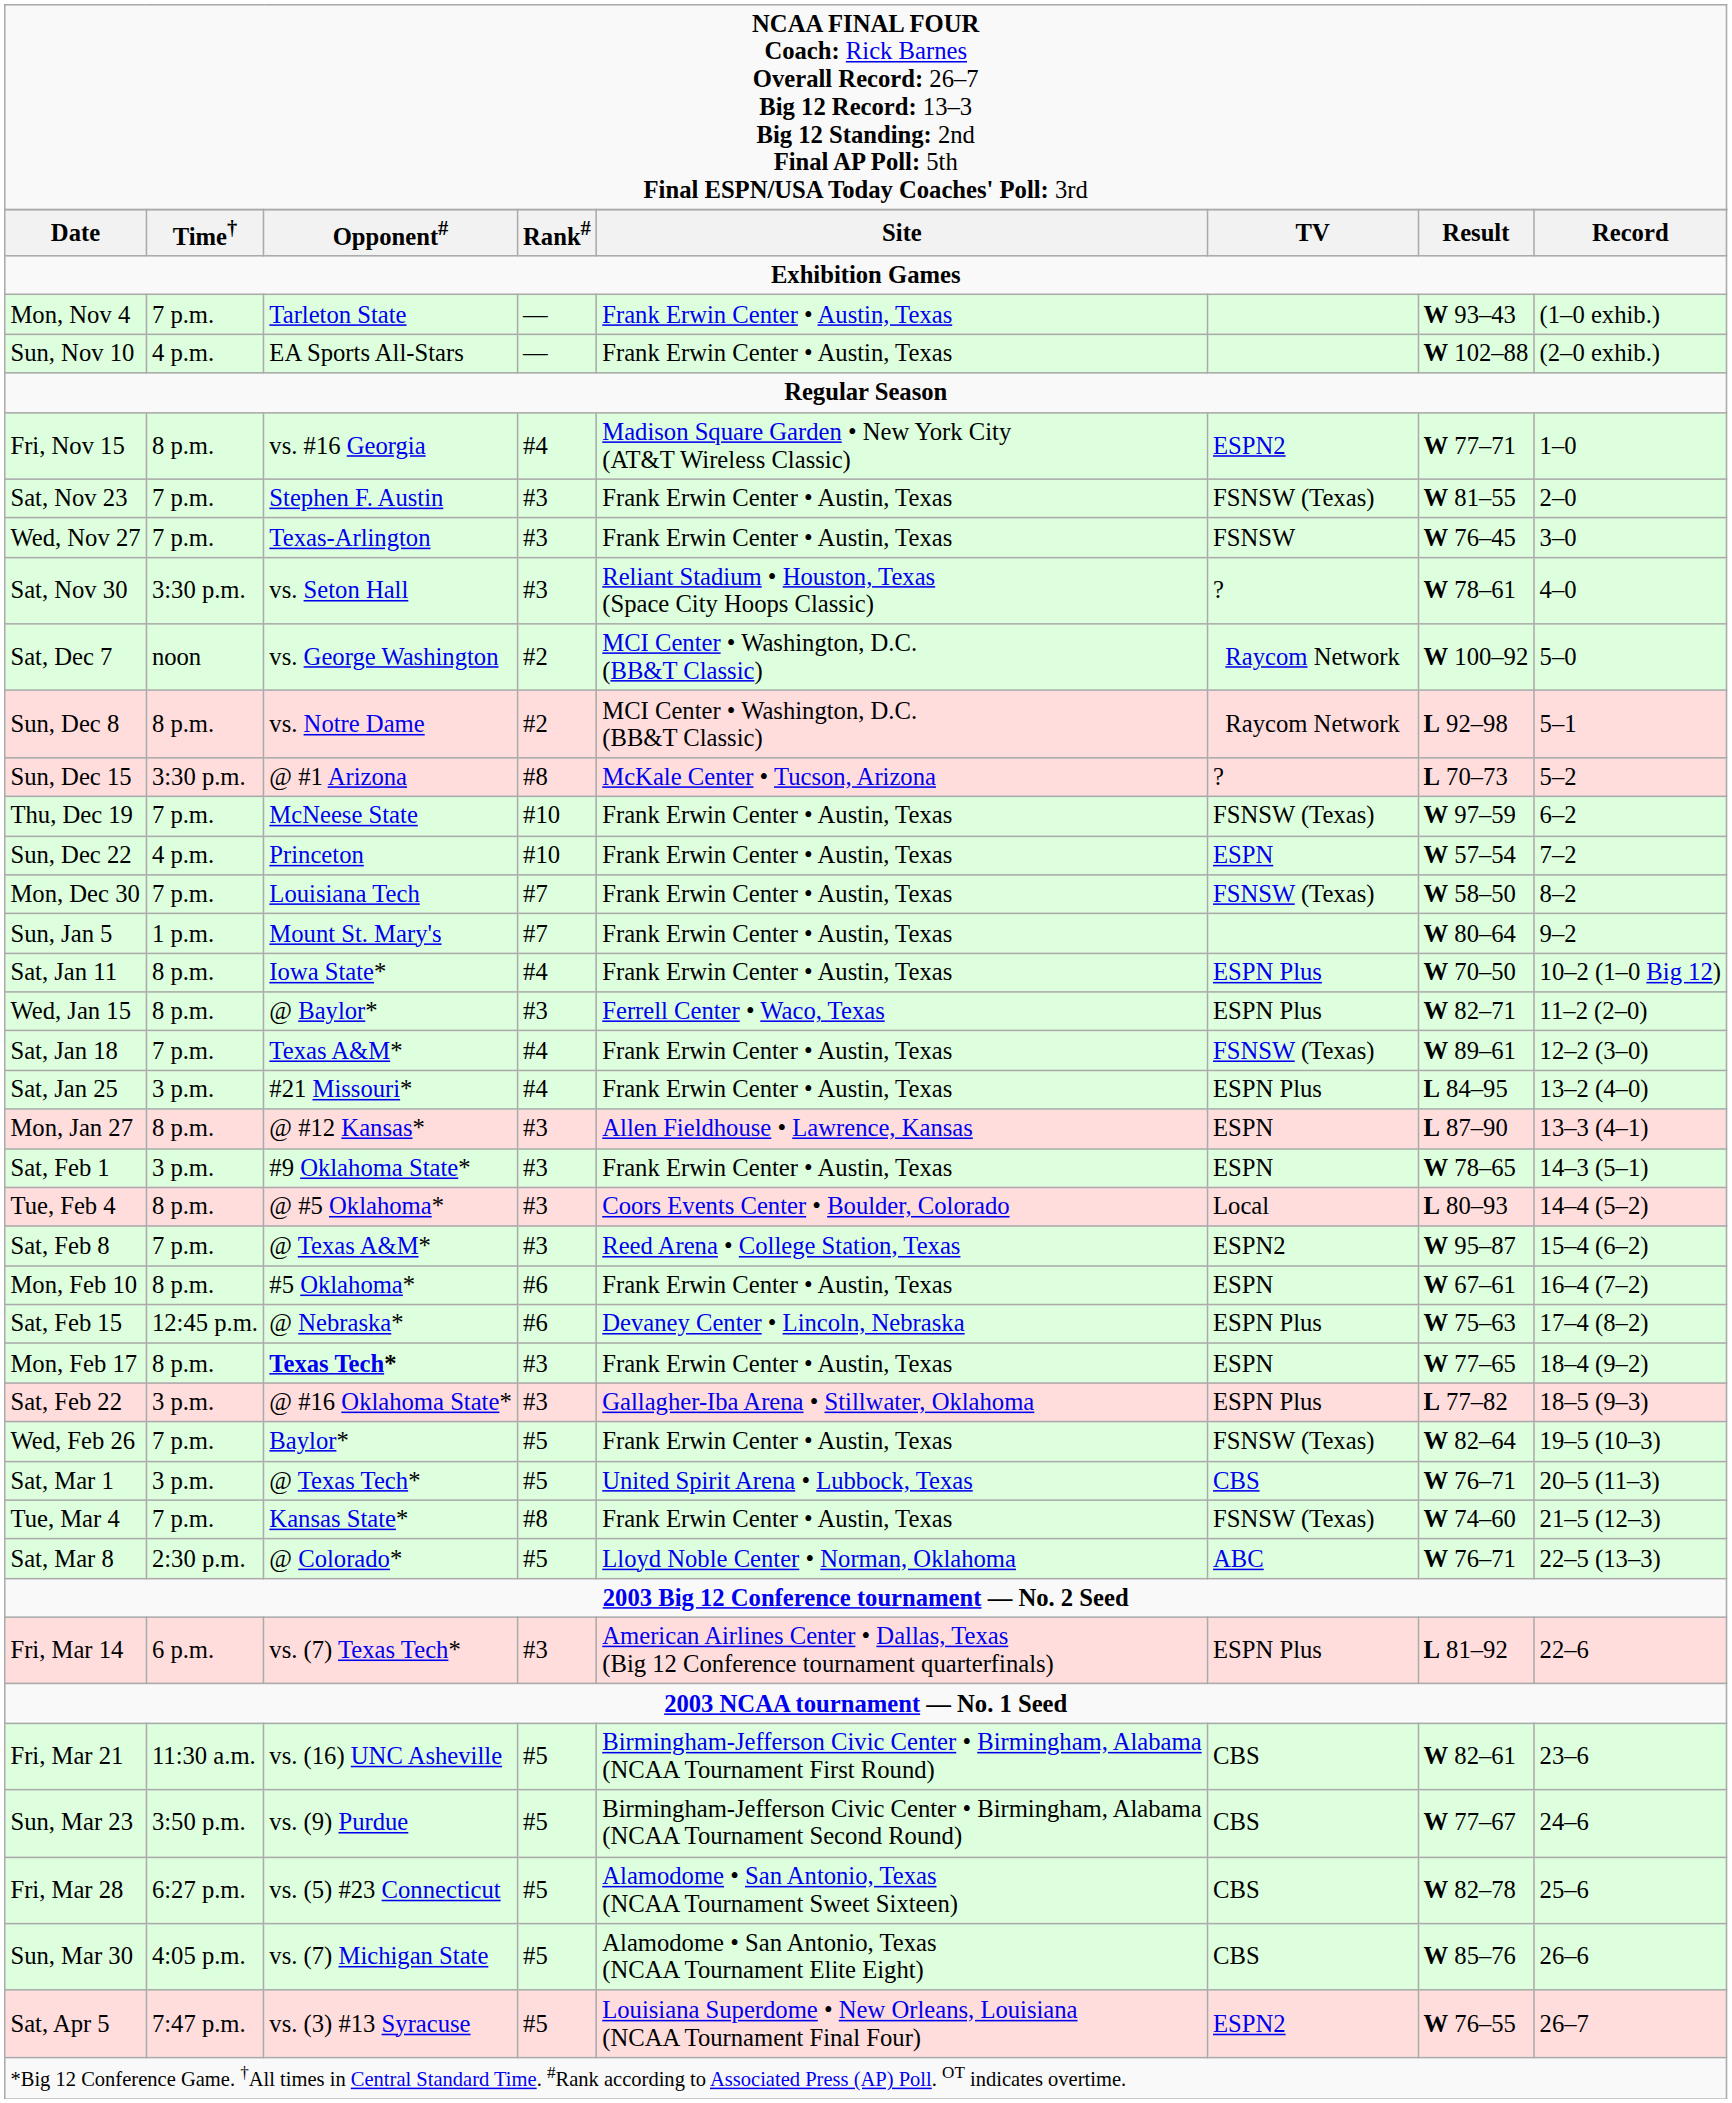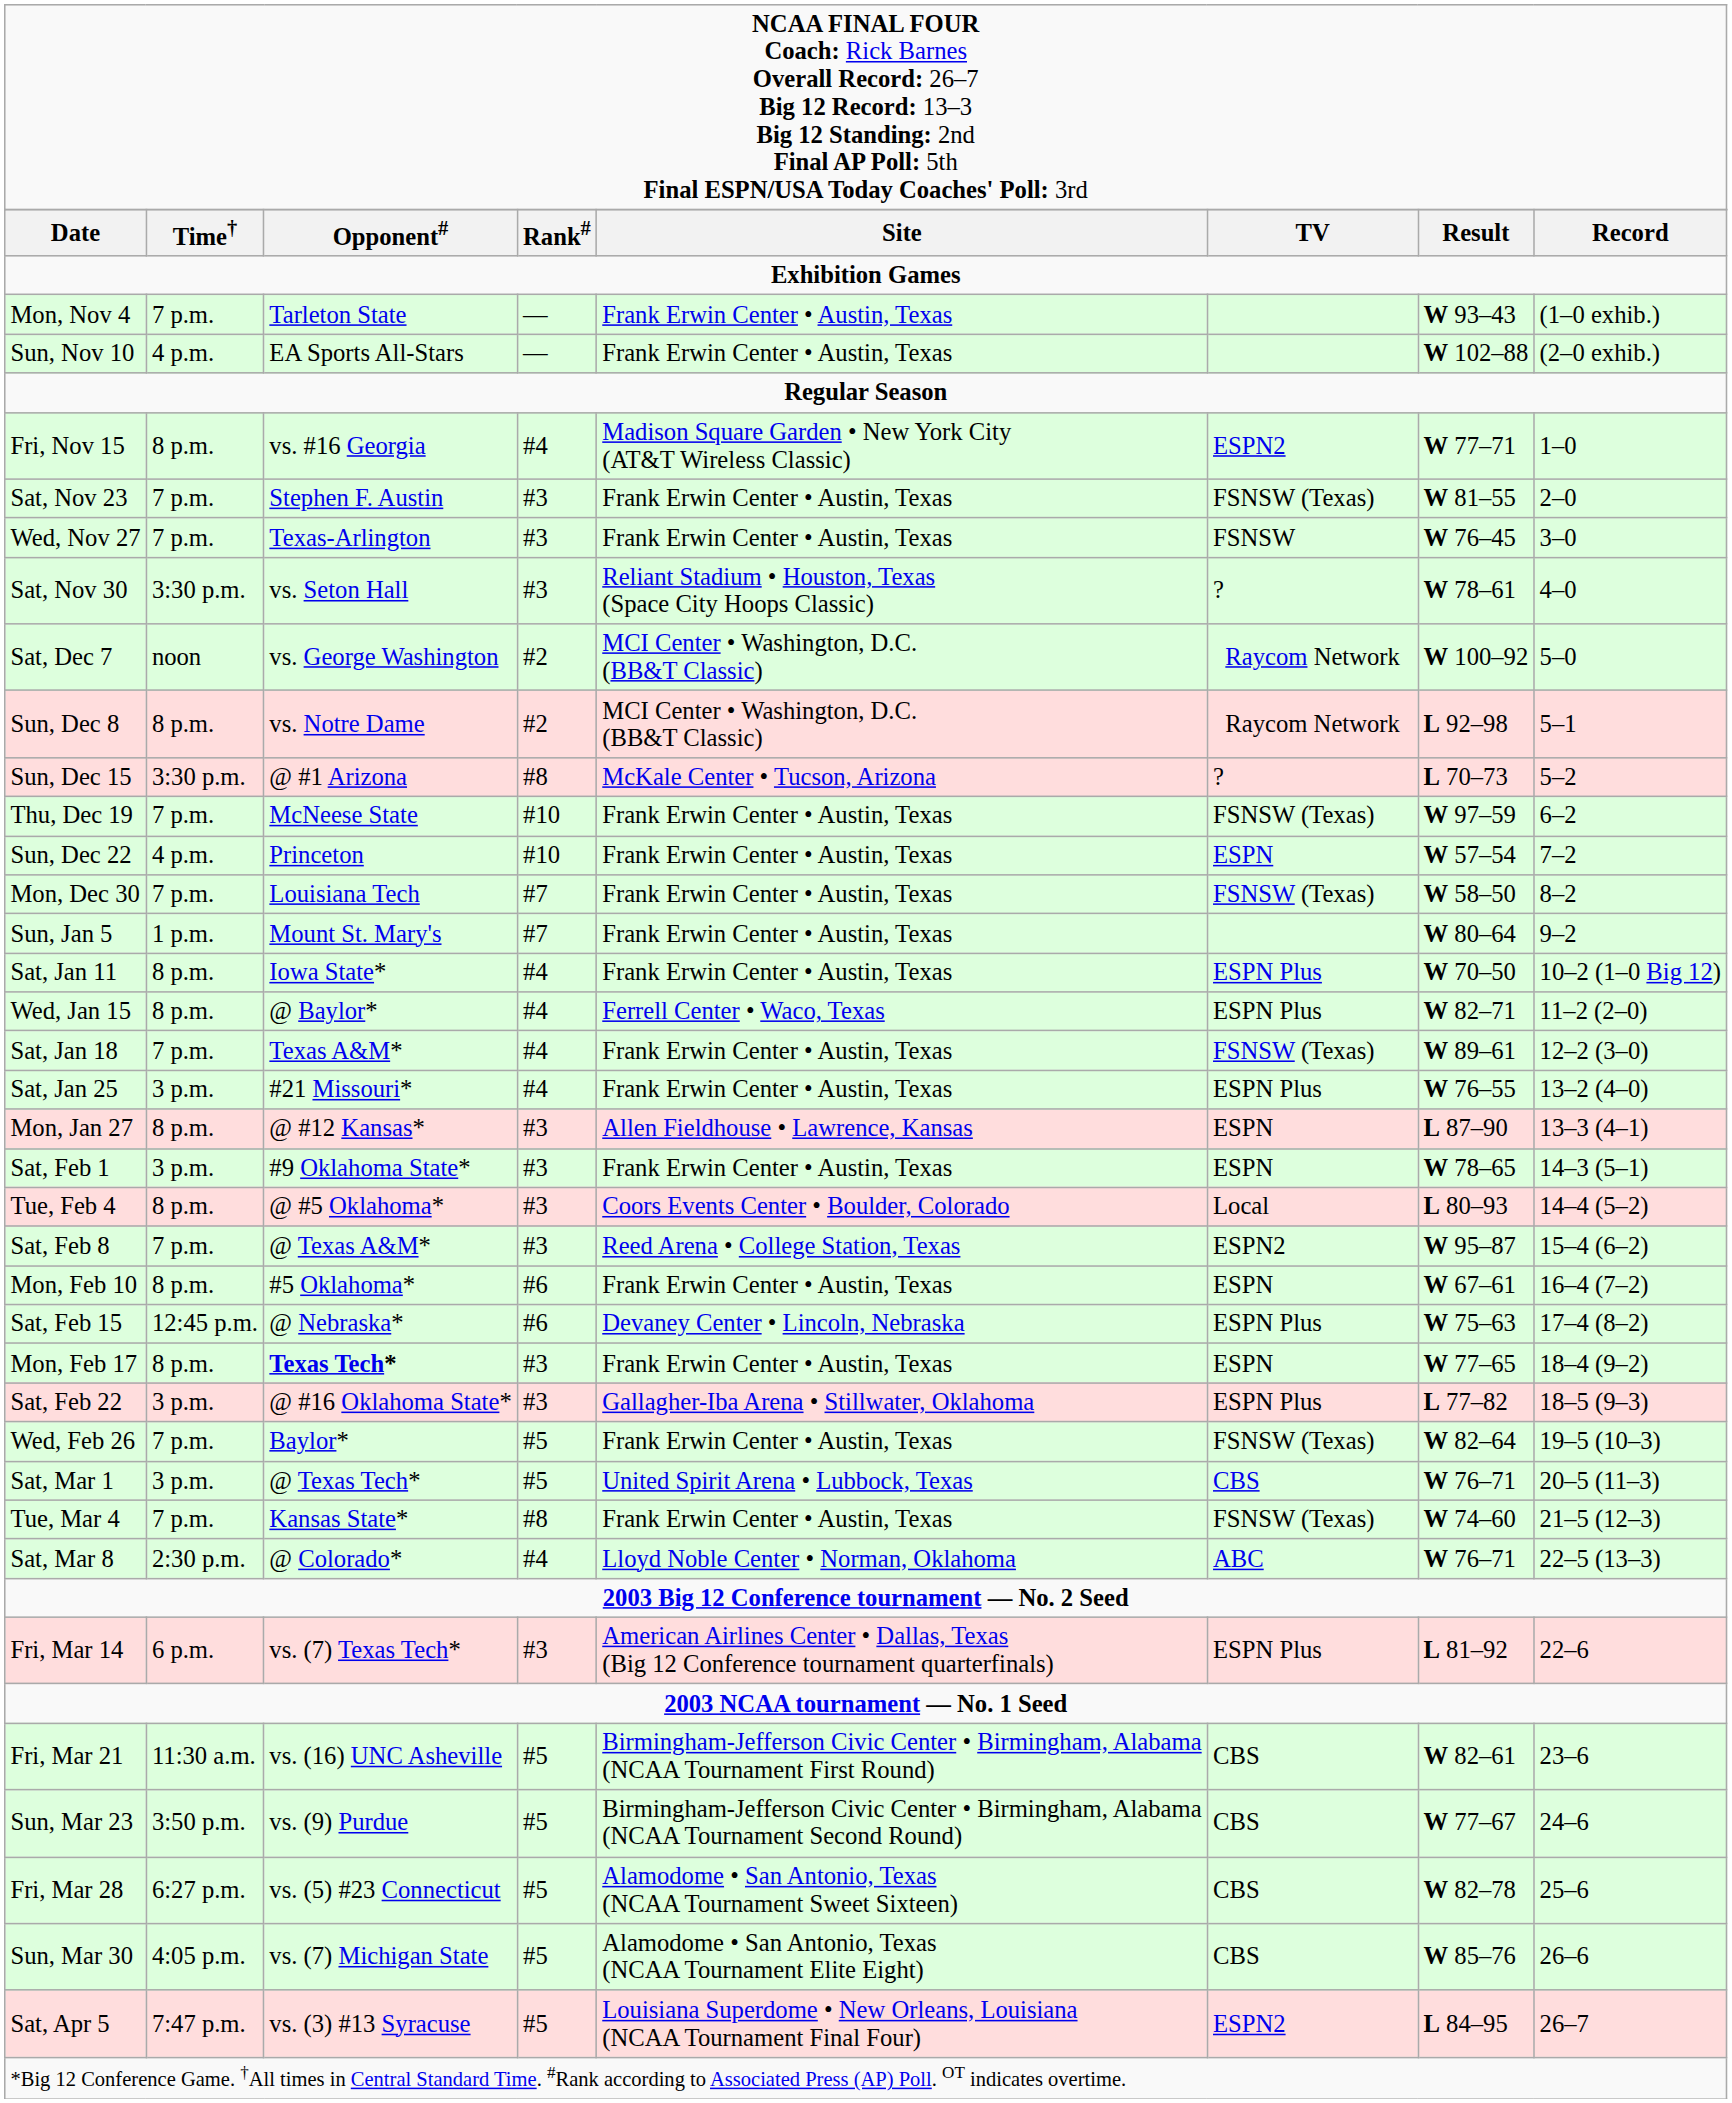(535, 1011) #3 -> (535, 1011) #4
(1466, 1089) L 84–95 -> (1470, 1089) W 76–55
(535, 1558) #5 -> (535, 1558) #4
(1470, 2023) W 76–55 -> (1466, 2023) L 84–95
